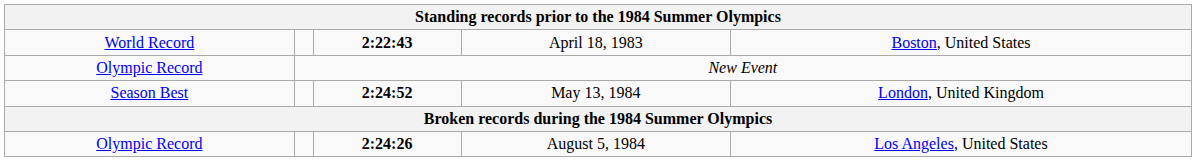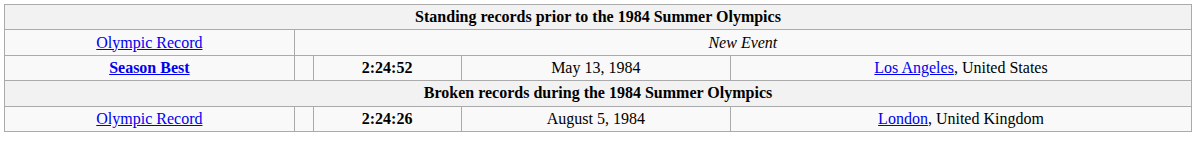- row: (596, 42)
(149, 93) normal -> (149, 67) bold
(961, 93) London, United Kingdom -> (961, 67) Los Angeles, United States
(961, 144) Los Angeles, United States -> (961, 118) London, United Kingdom
